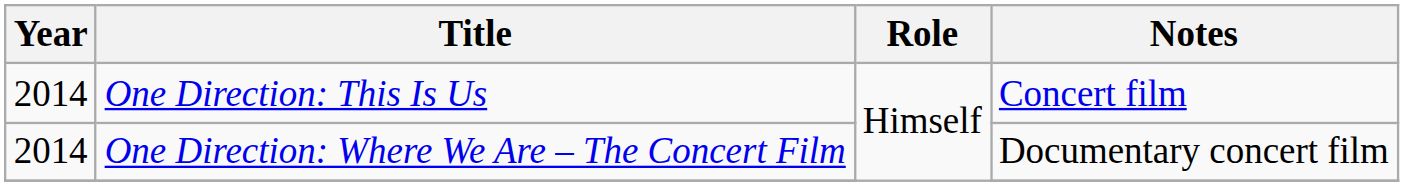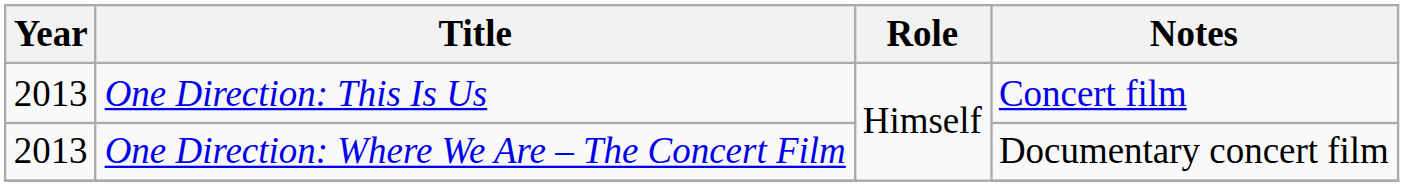(51, 92) 2014 -> (51, 92) 2013
(51, 151) 2014 -> (51, 151) 2013
